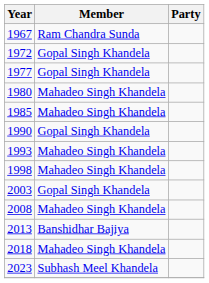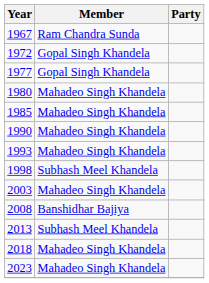(94, 131) Gopal Singh Khandela -> (102, 131) Mahadeo Singh Khandela
(102, 170) Mahadeo Singh Khandela -> (98, 170) Subhash Meel Khandela
(94, 190) Gopal Singh Khandela -> (102, 190) Mahadeo Singh Khandela
(102, 209) Mahadeo Singh Khandela -> (83, 209) Banshidhar Bajiya
(83, 229) Banshidhar Bajiya -> (98, 229) Subhash Meel Khandela
(98, 268) Subhash Meel Khandela -> (102, 268) Mahadeo Singh Khandela
